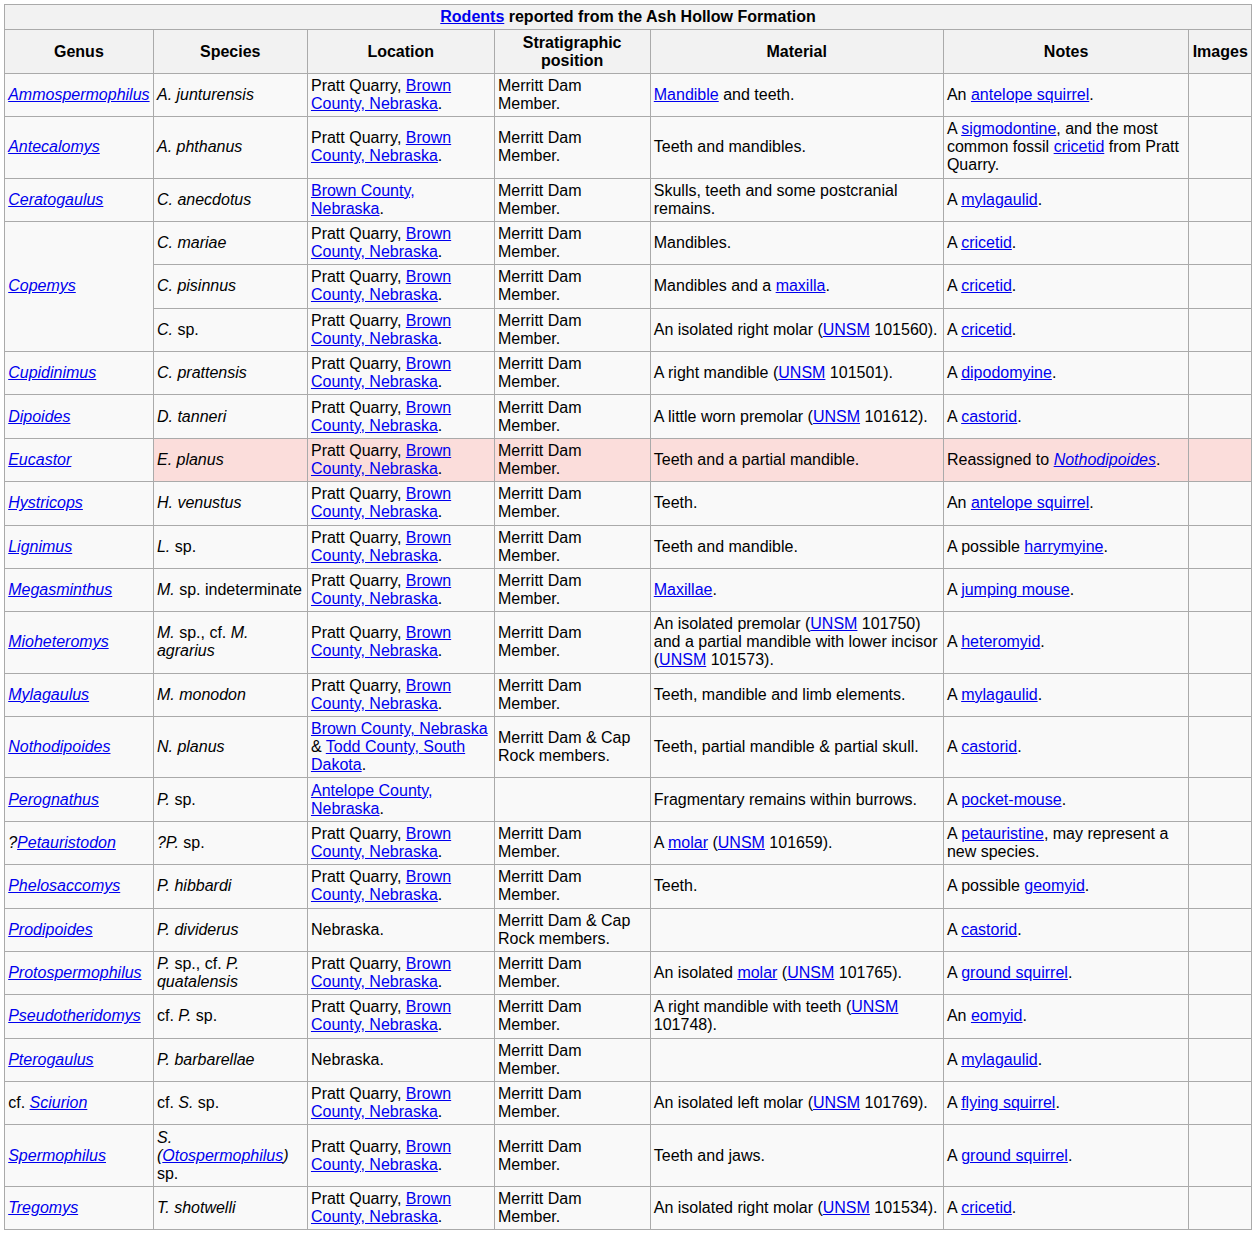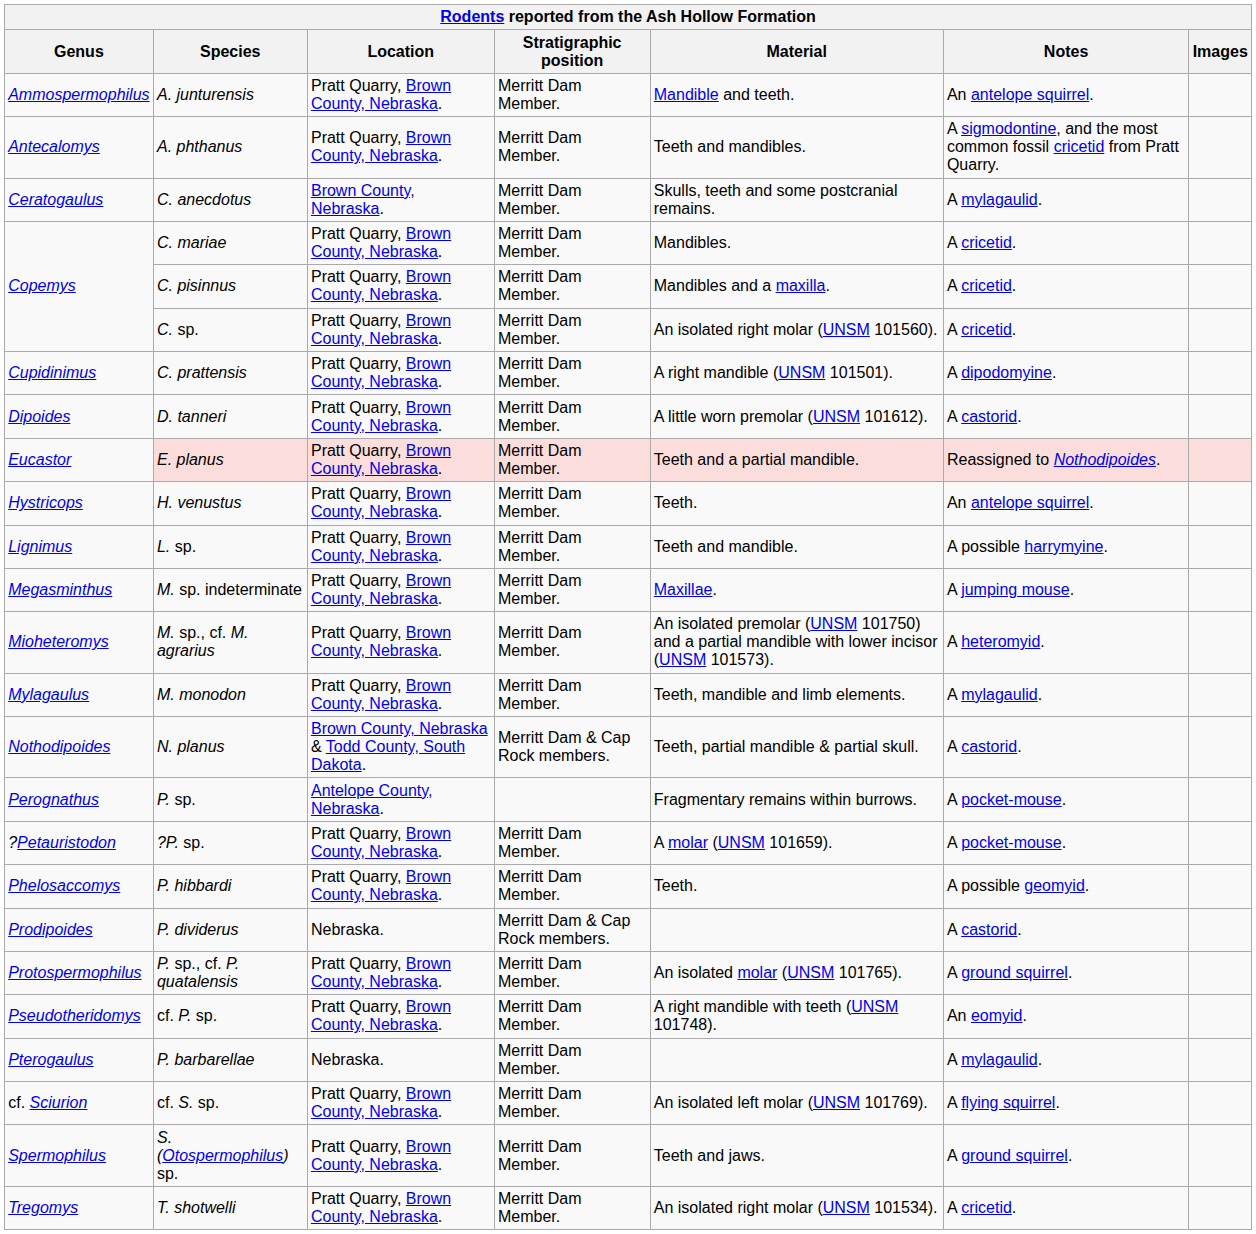(1058, 842) A petauristine, may represent a new species. -> (1007, 842) A pocket-mouse.
